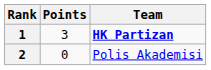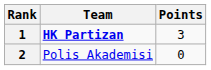columns swapped: (148, 14) <-> (65, 14)
